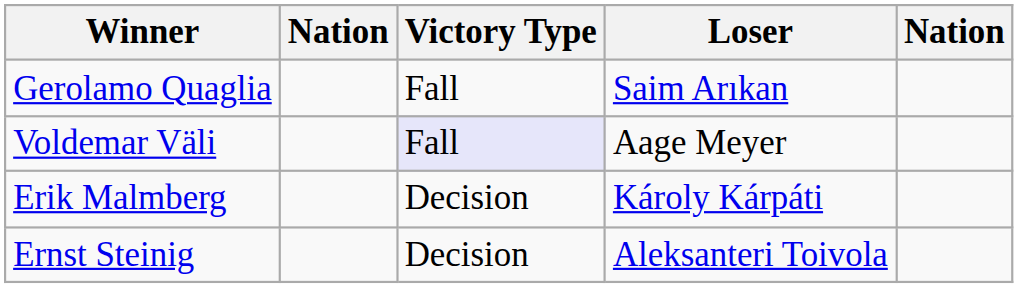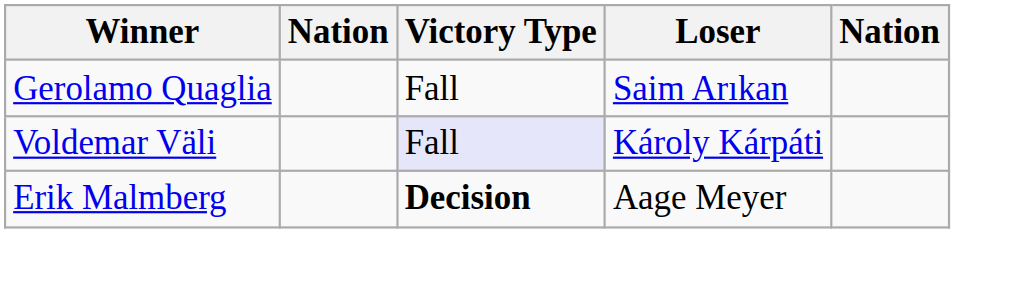(700, 142) Aage Meyer -> (718, 142) Károly Kárpáti
(467, 198) normal -> (468, 198) bold
(718, 198) Károly Kárpáti -> (700, 198) Aage Meyer
- row: (104, 253)
